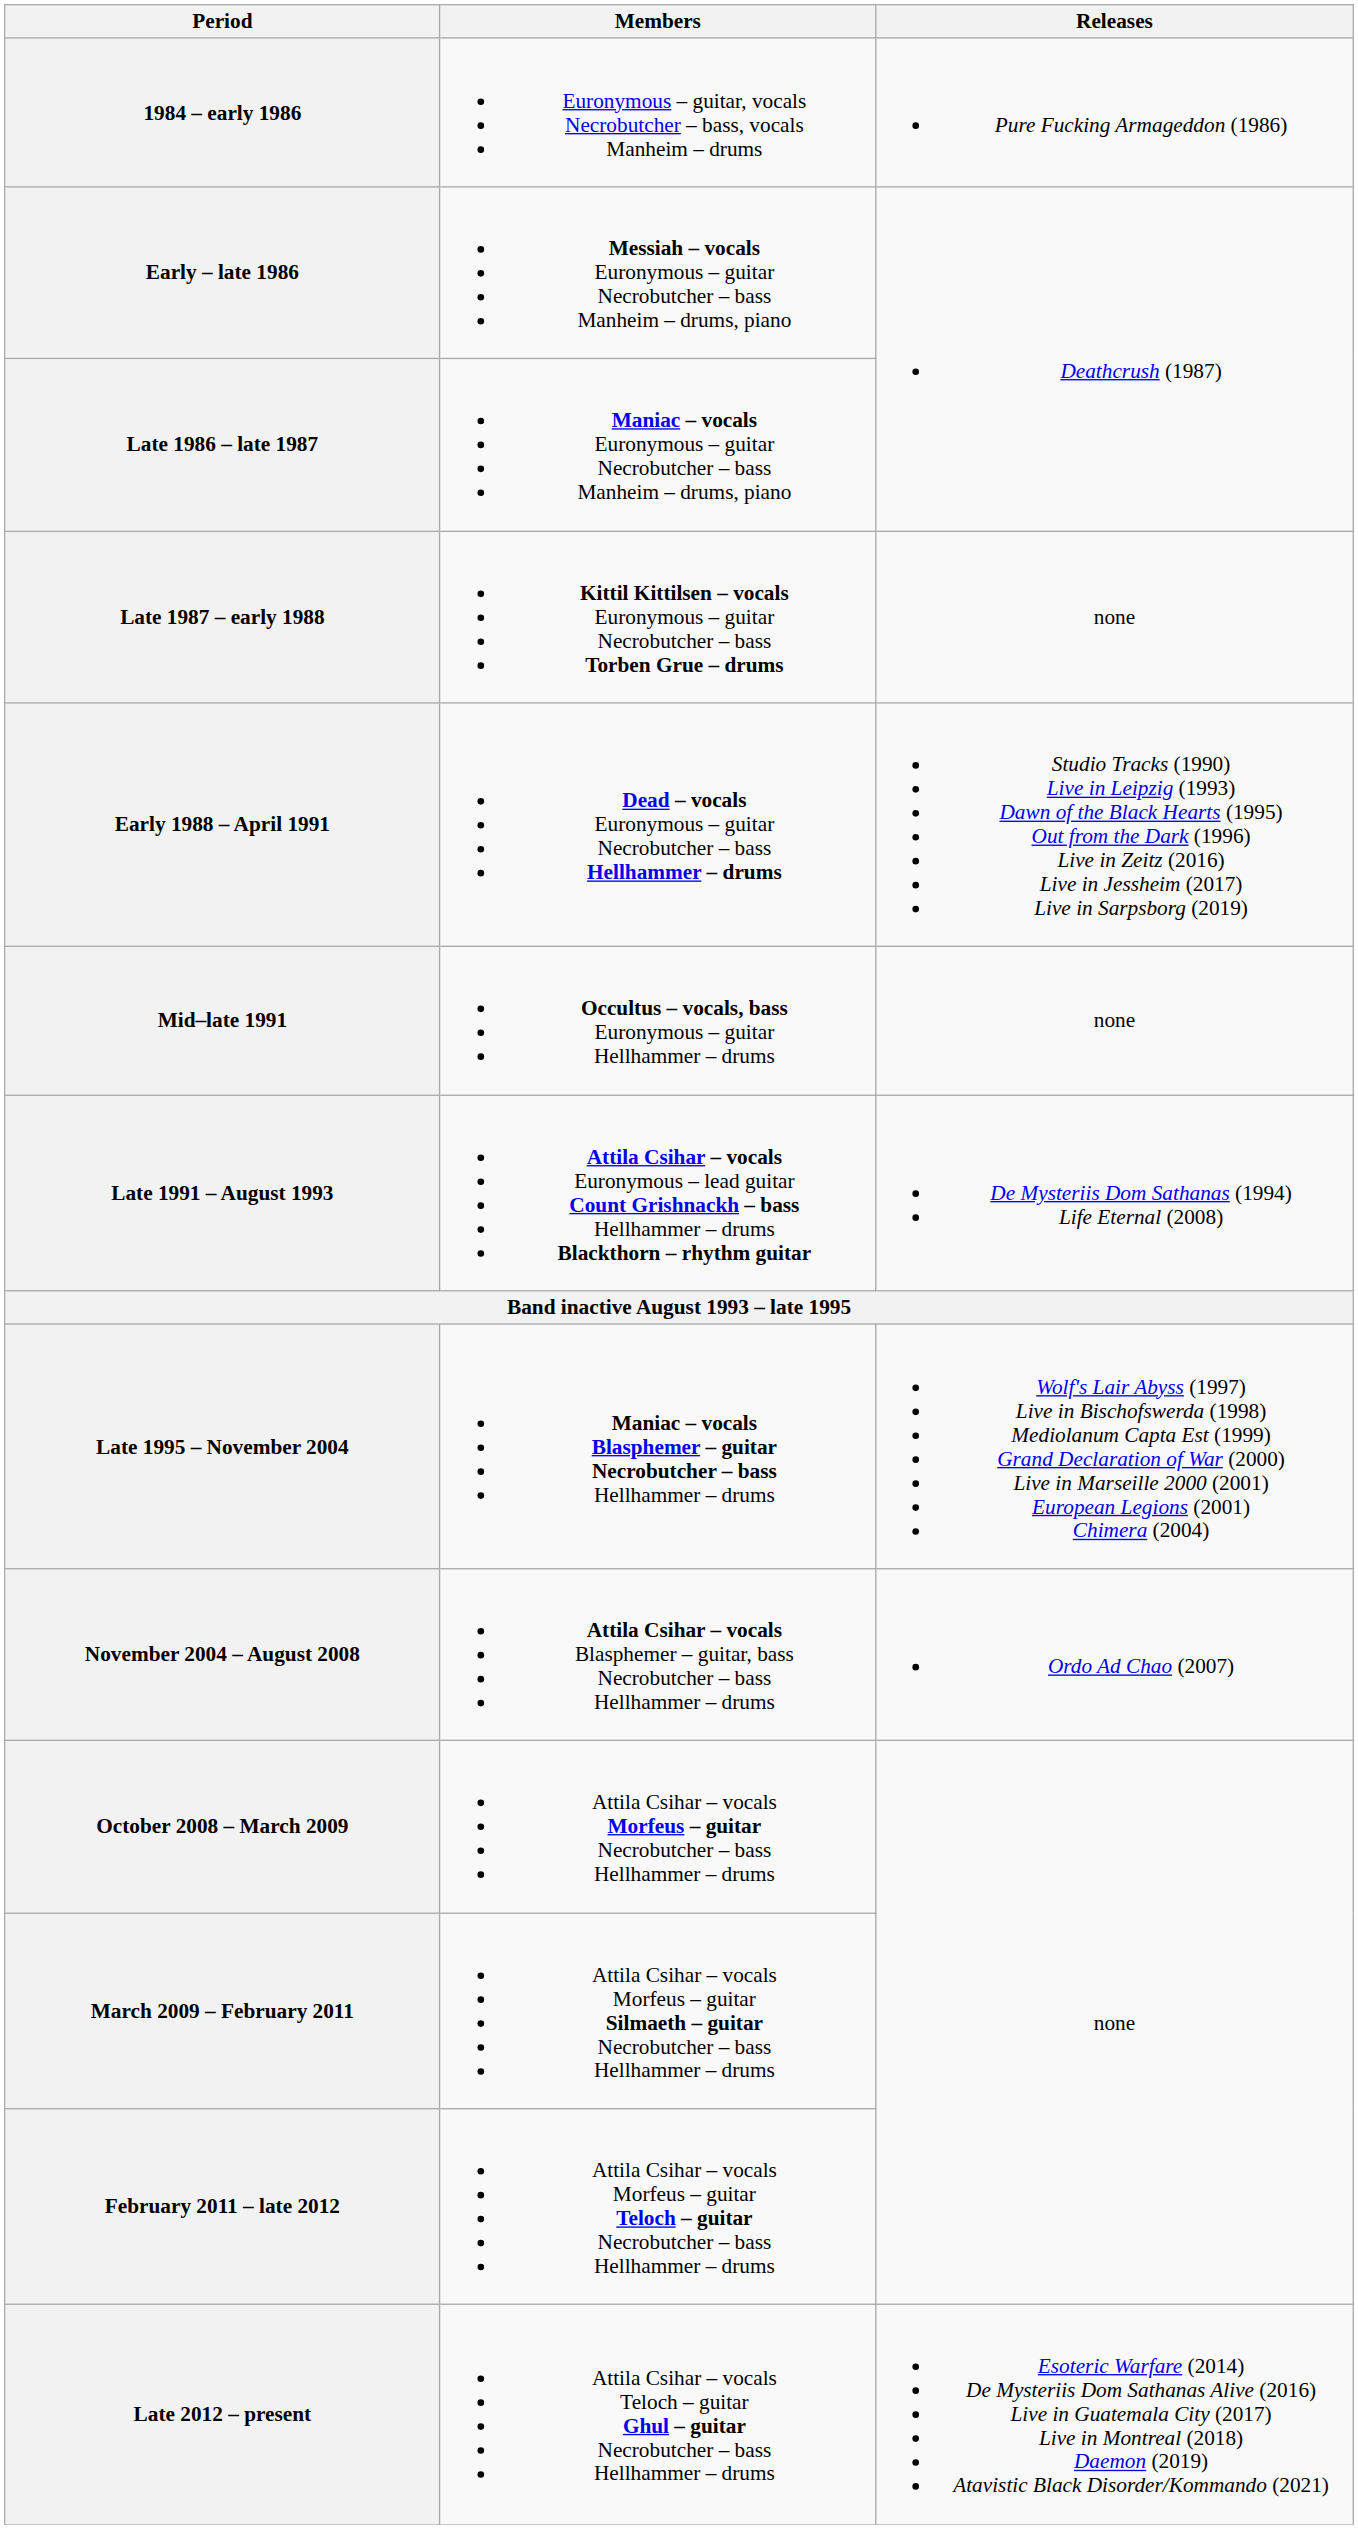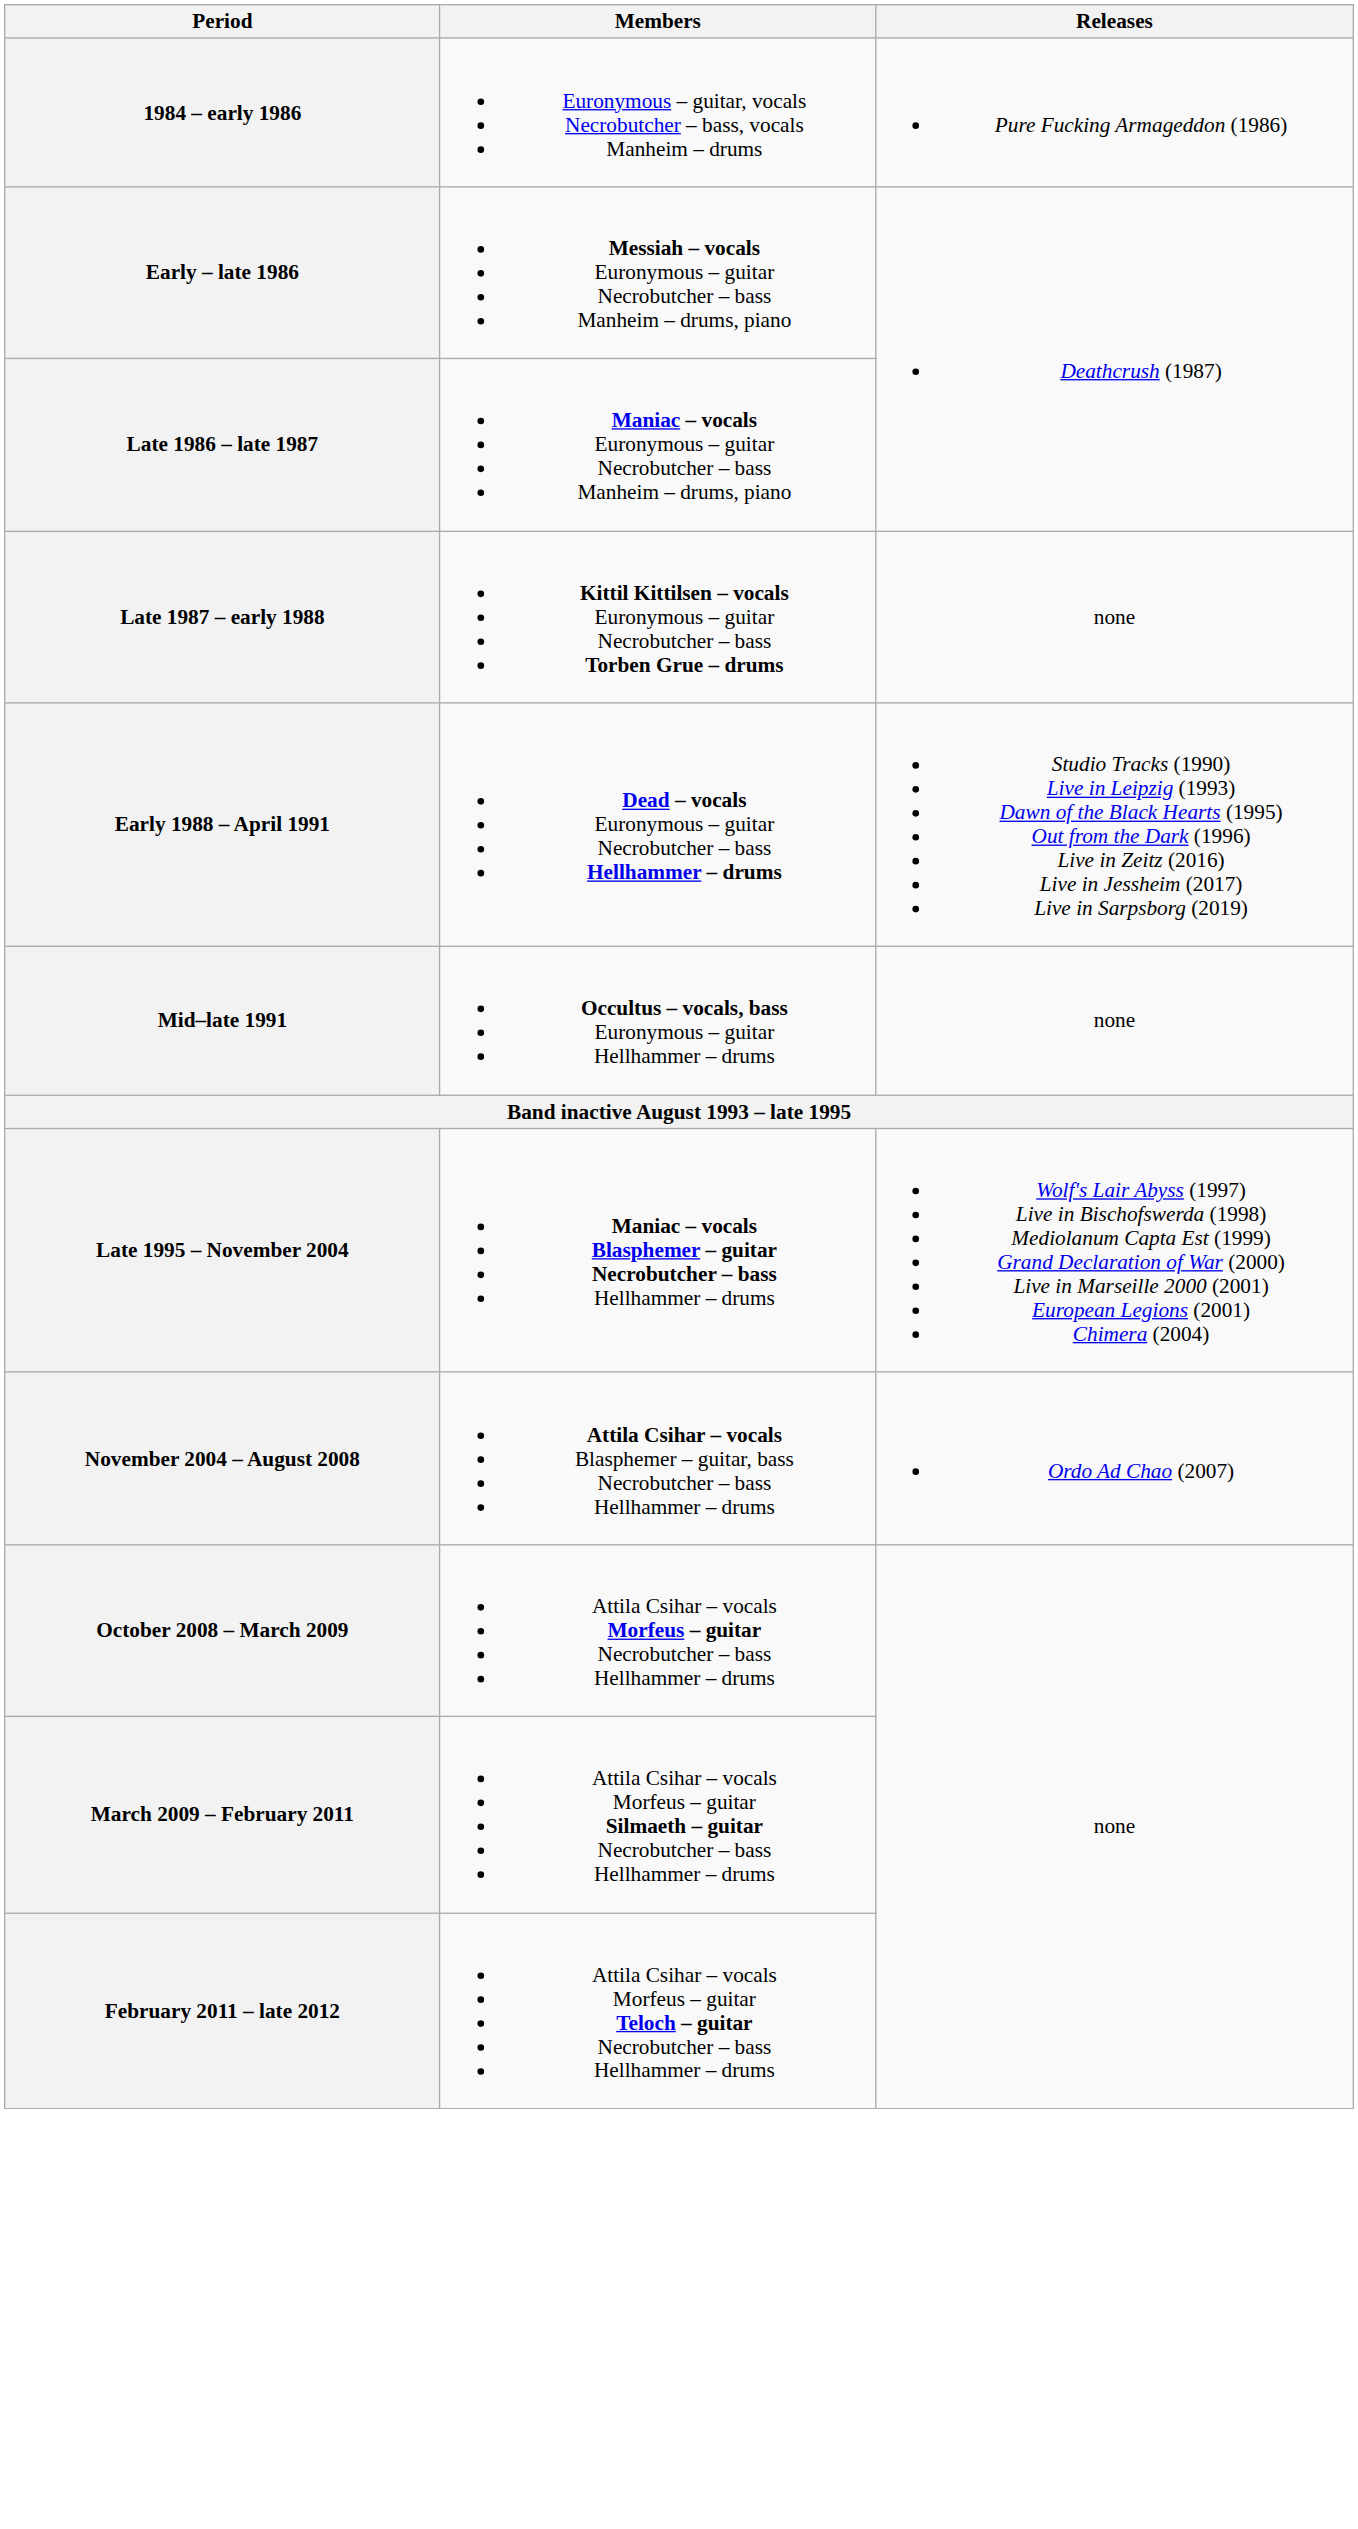- row: (222, 1192)
- row: (222, 2414)
